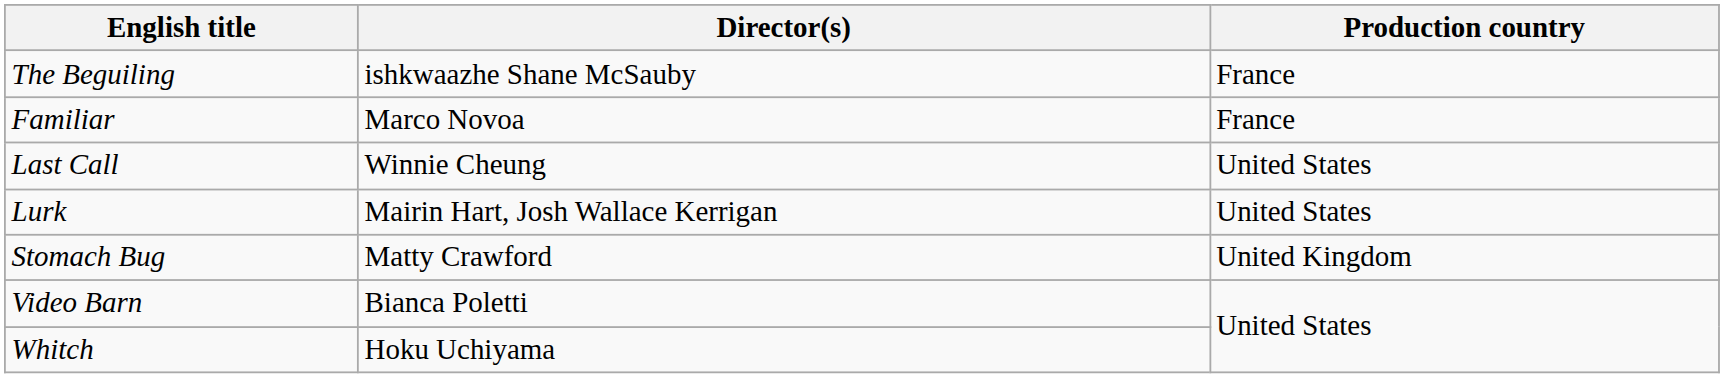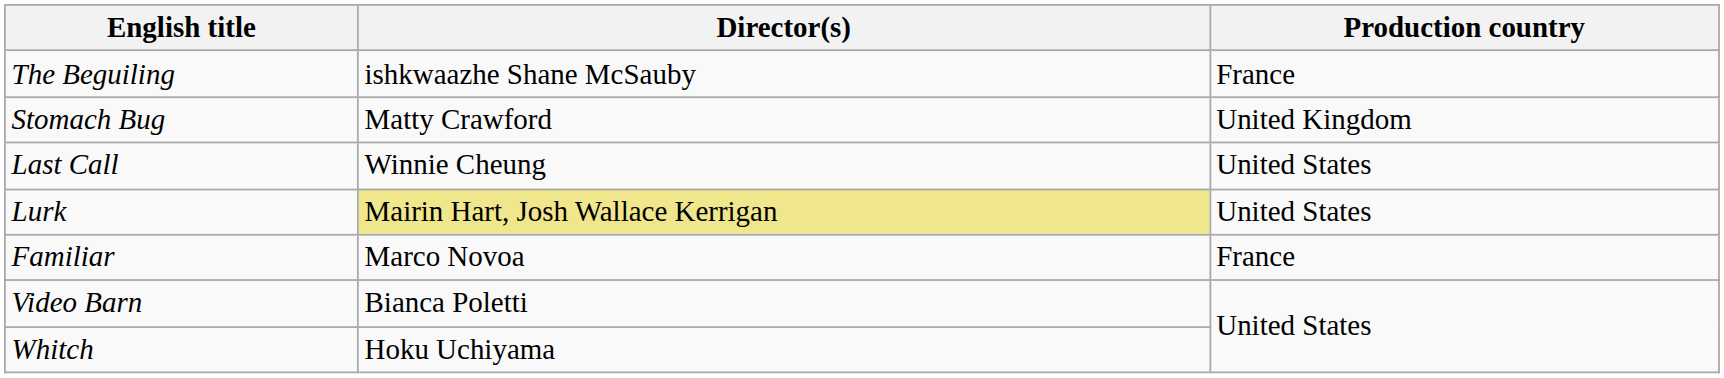rows swapped: (63, 119) <-> (88, 257)
(571, 211) no background -> (571, 211) khaki background
